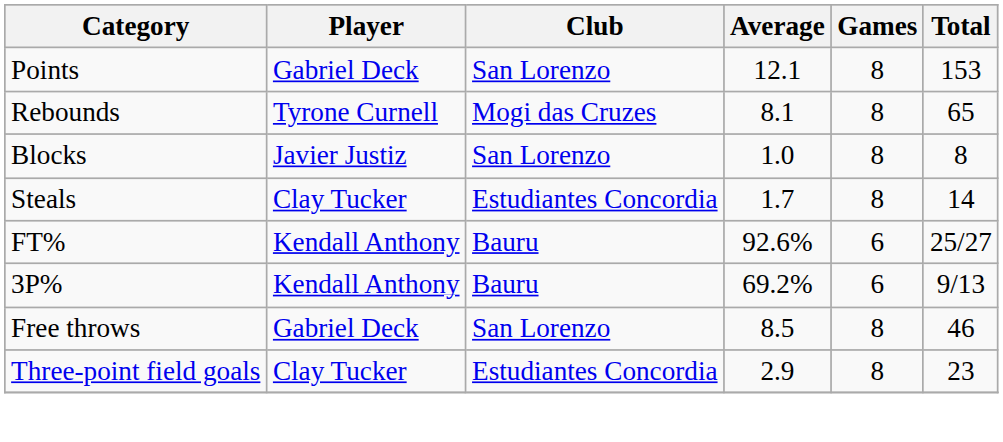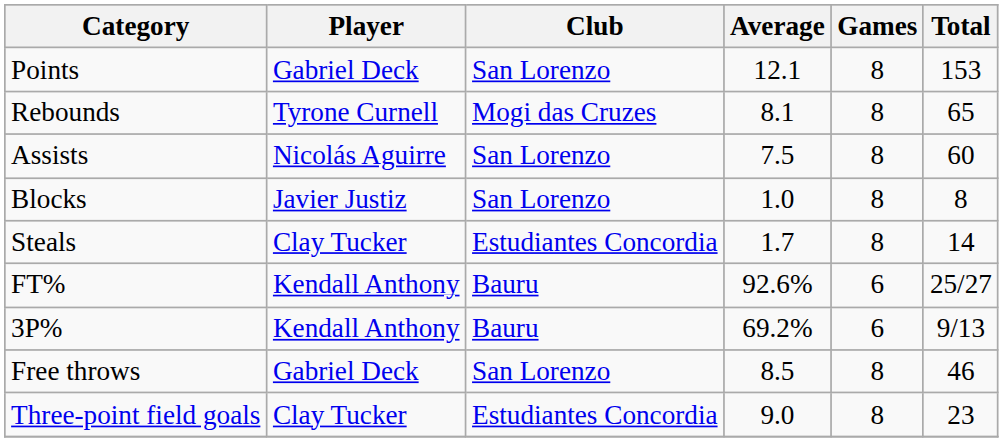+ row: (50, 155)
(777, 371) 2.9 -> (777, 414) 9.0
